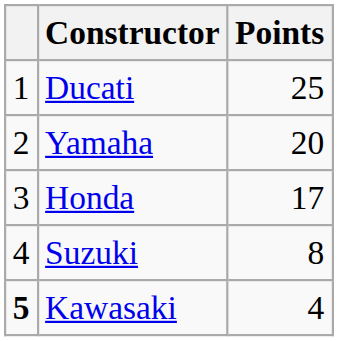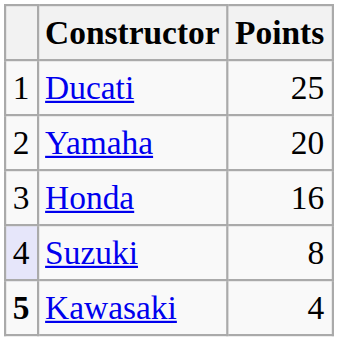(308, 197) 17 -> (308, 197) 16
(21, 252) no background -> (21, 252) lavender background
